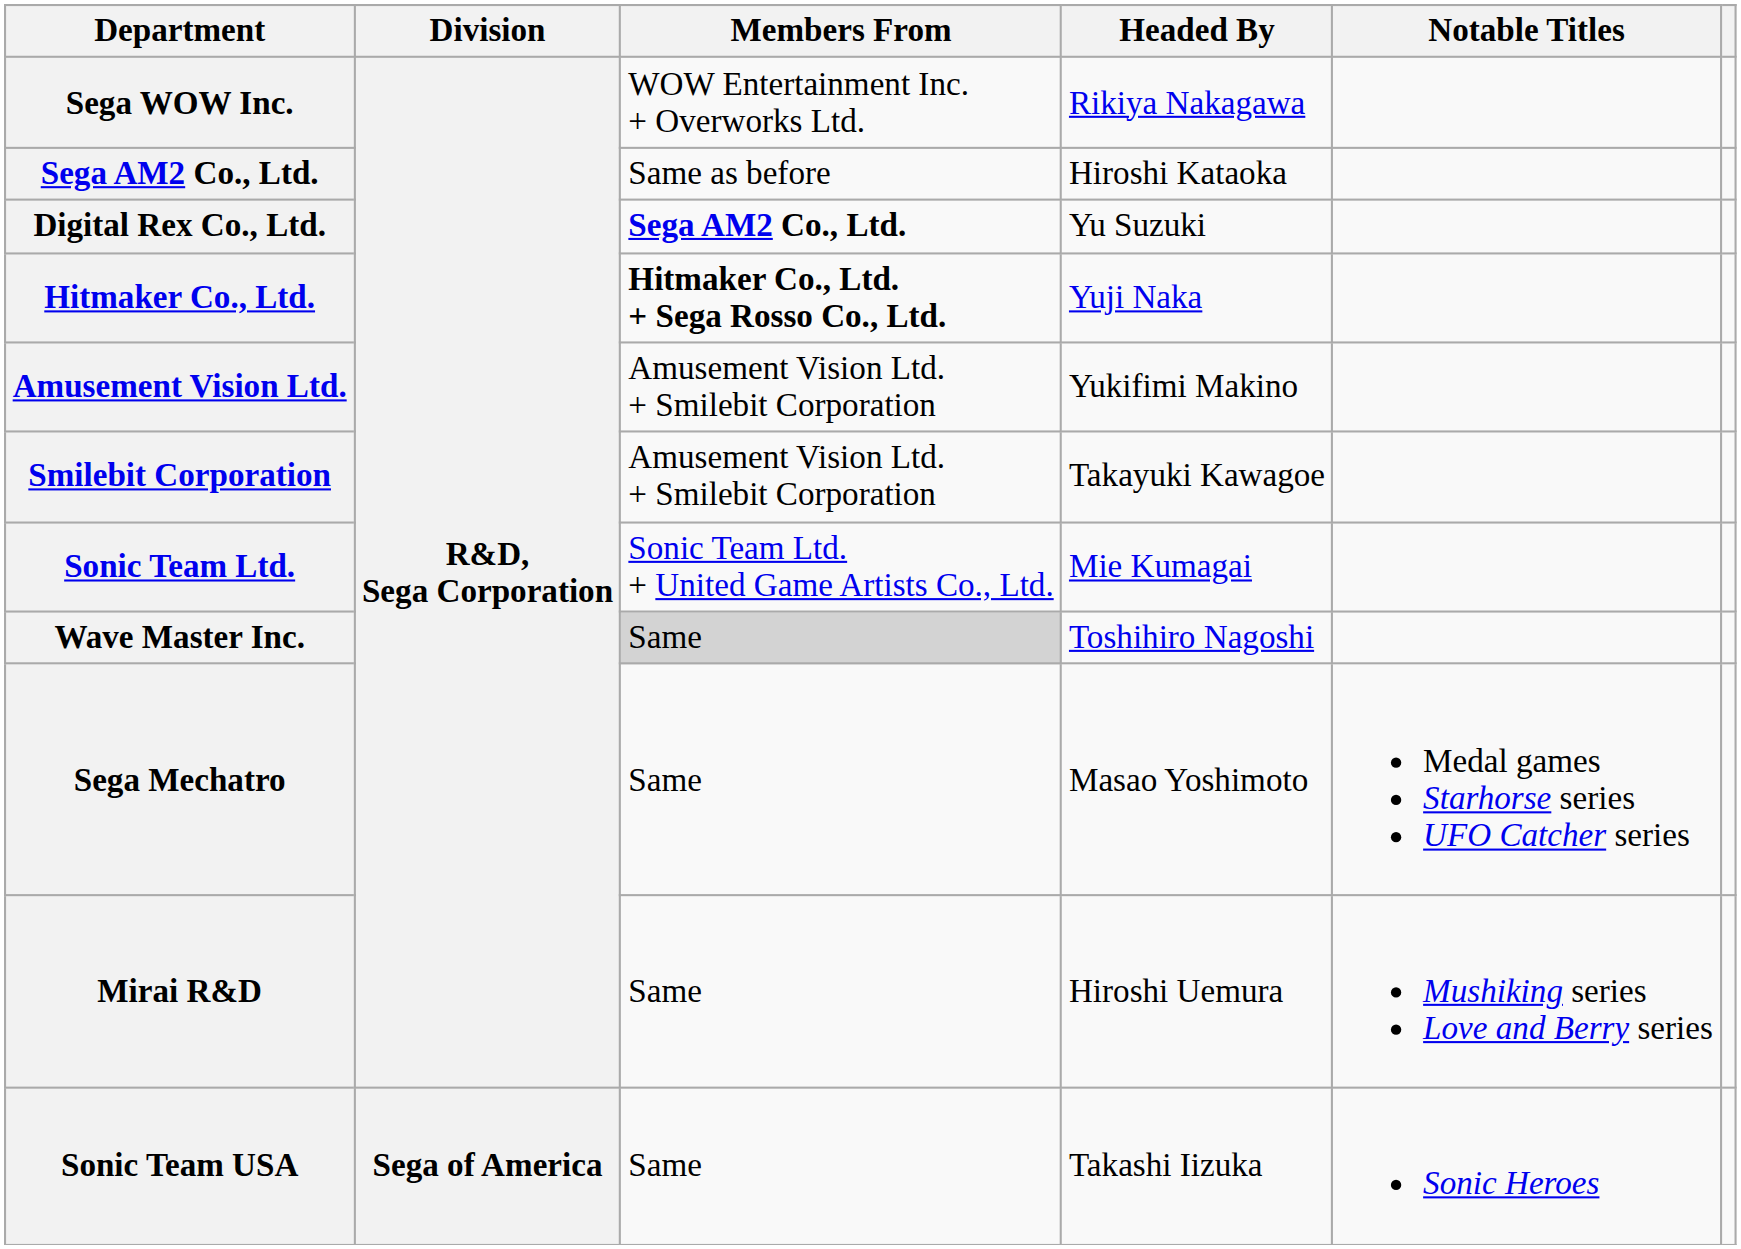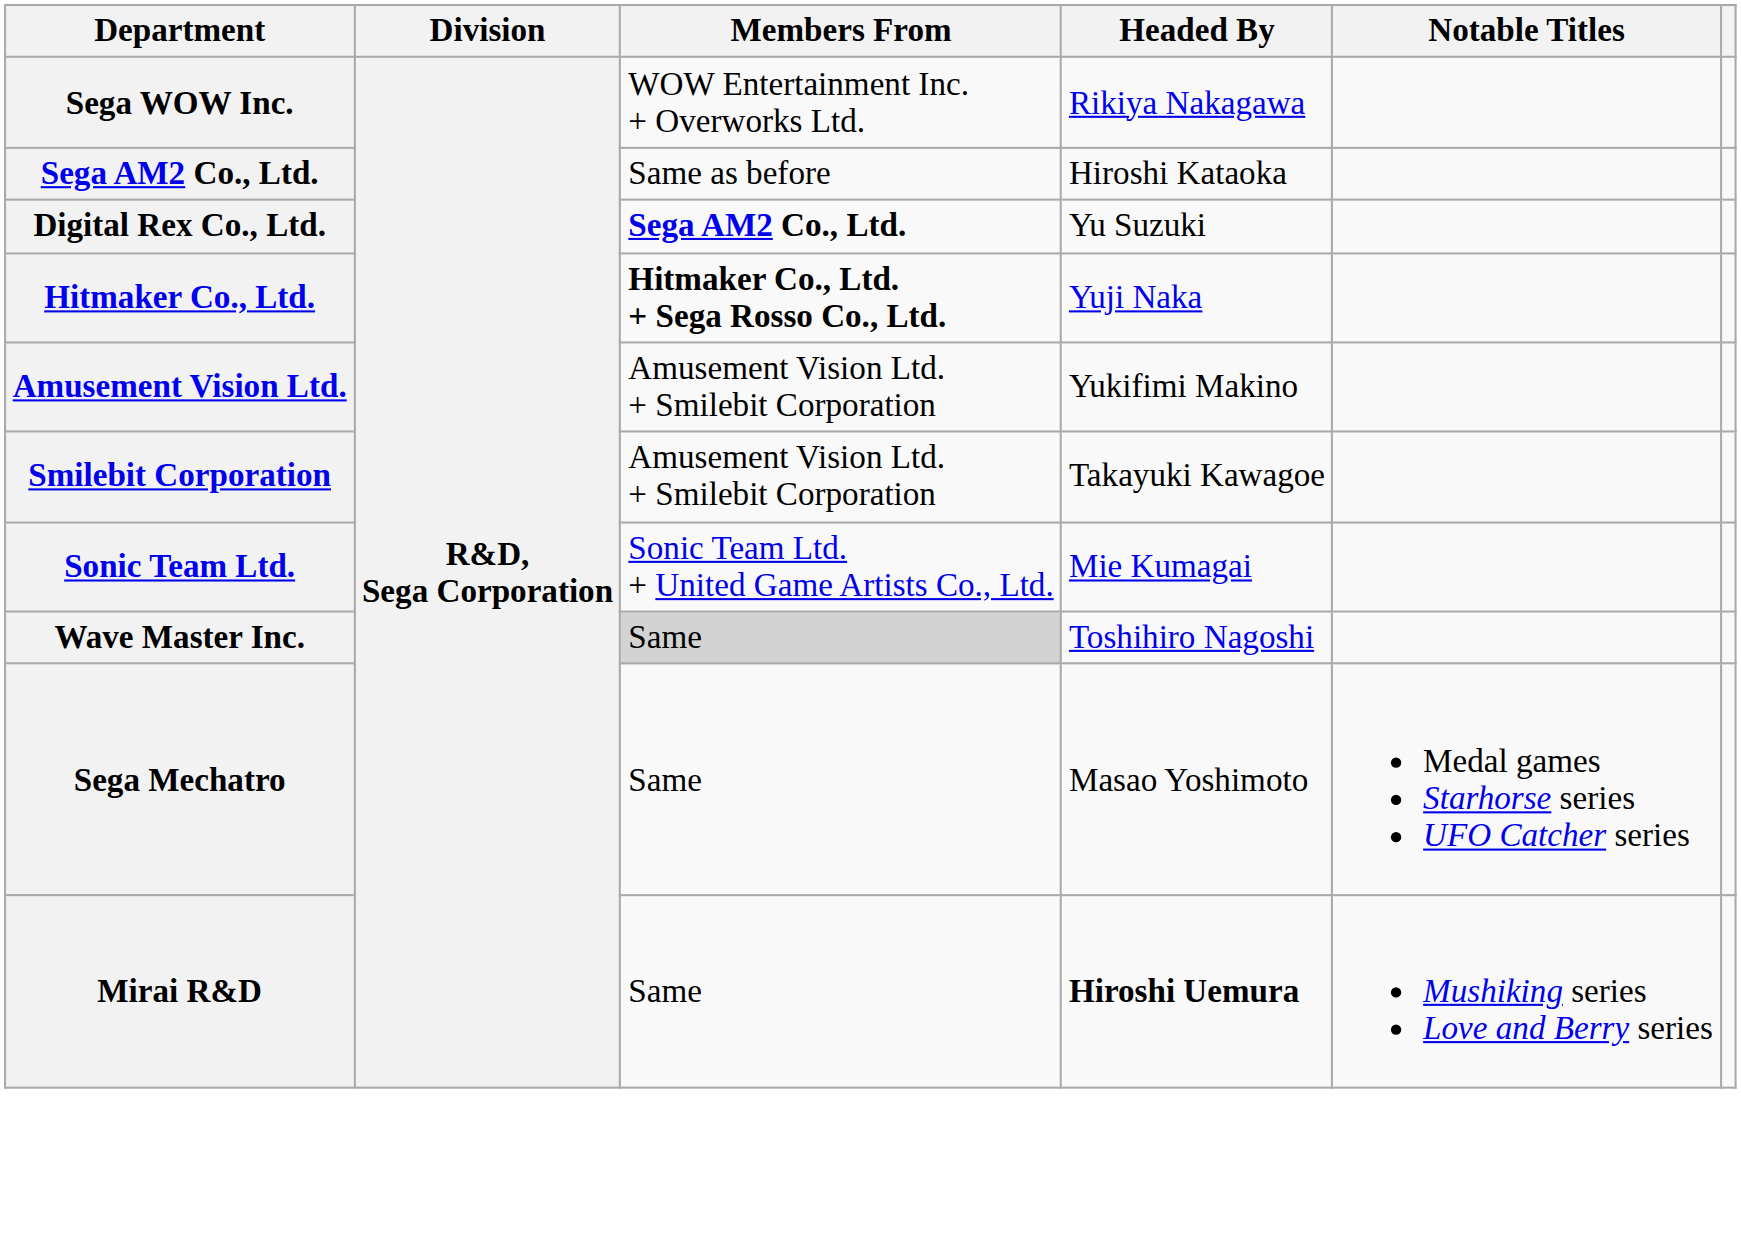(1176, 990) normal -> (1184, 990) bold
- row: (180, 1165)
